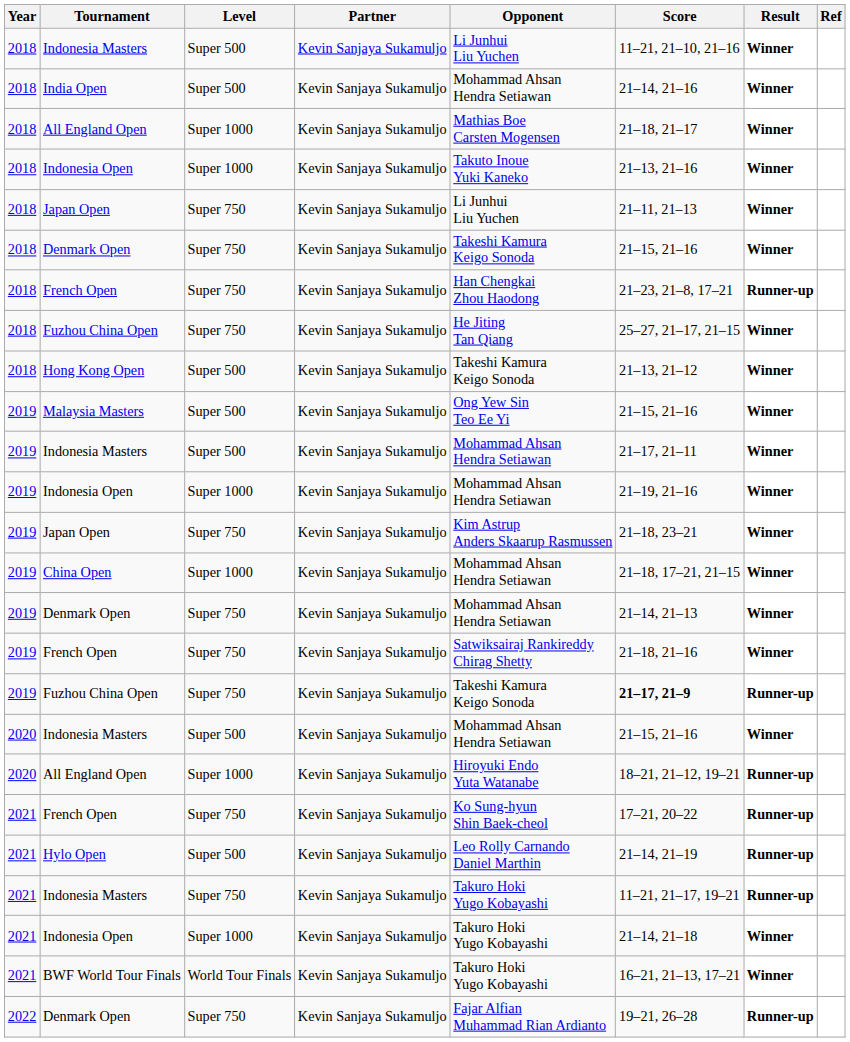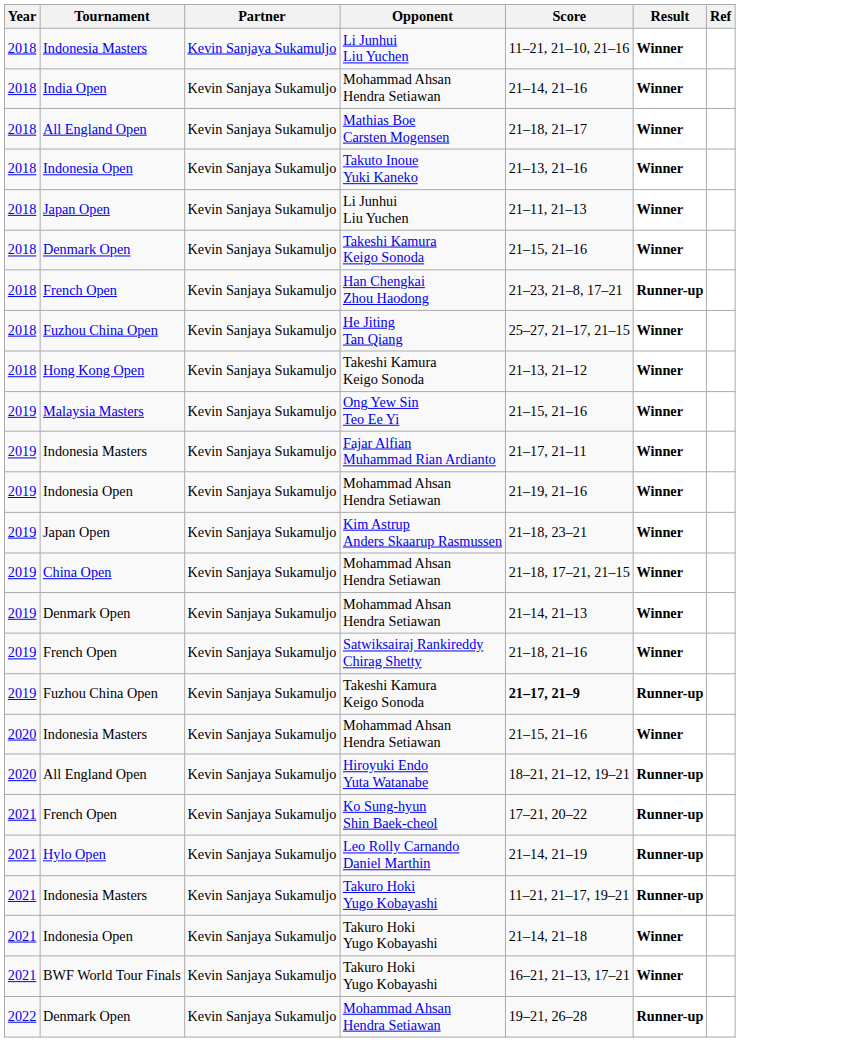- column: (239, 16)
(507, 451) Mohammad Ahsan Hendra Setiawan -> (419, 451) Fajar Alfian Muhammad Rian Ardianto
(530, 1016) Fajar Alfian Muhammad Rian Ardianto -> (397, 1016) Mohammad Ahsan Hendra Setiawan
